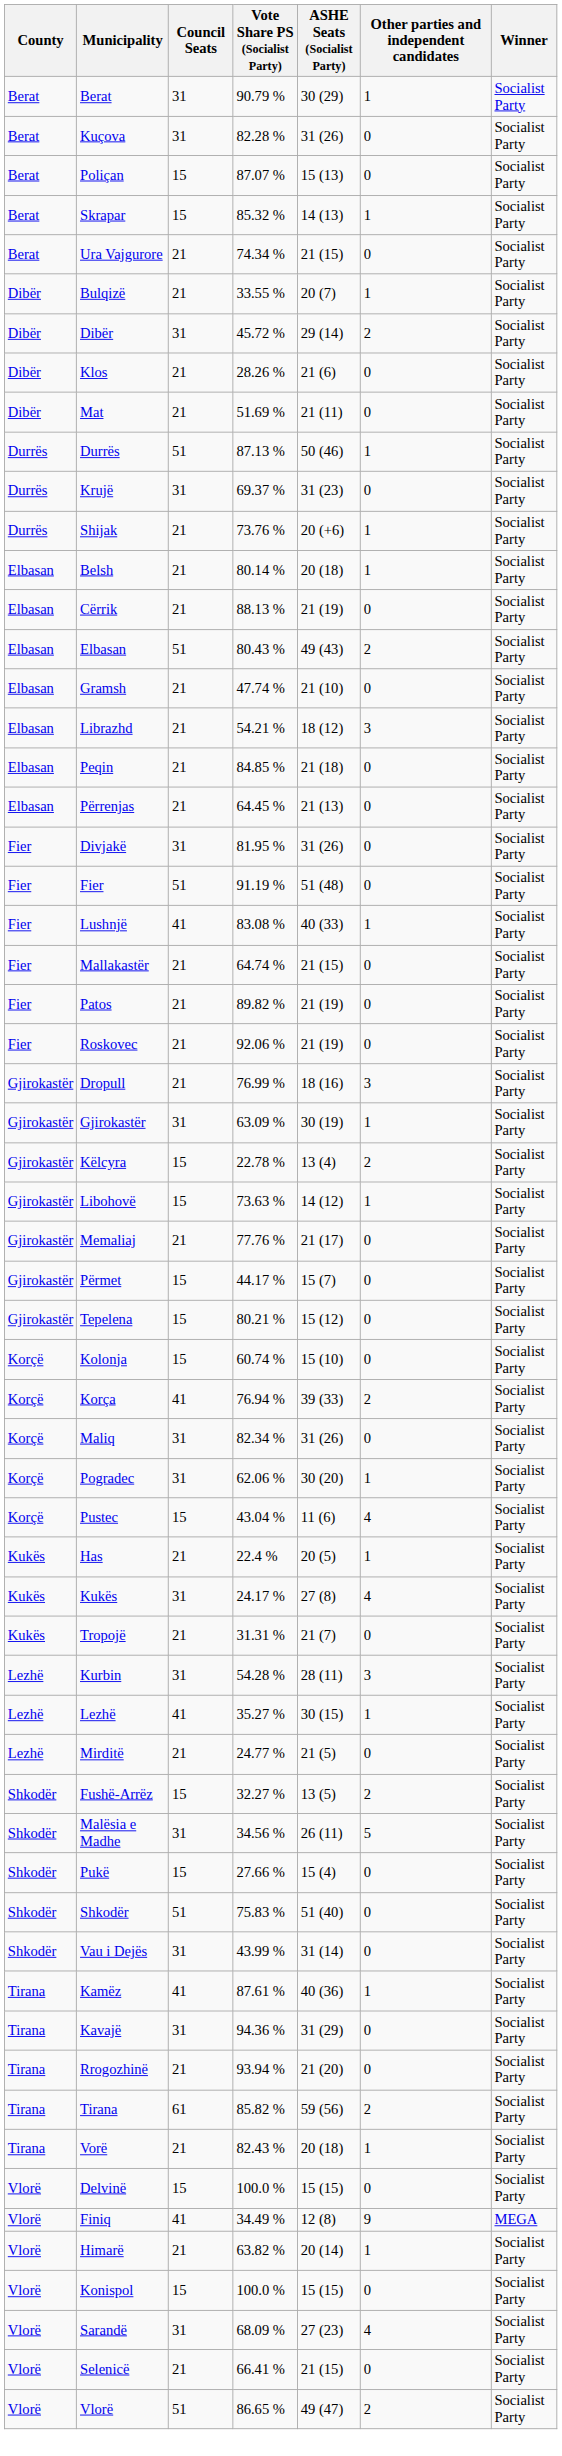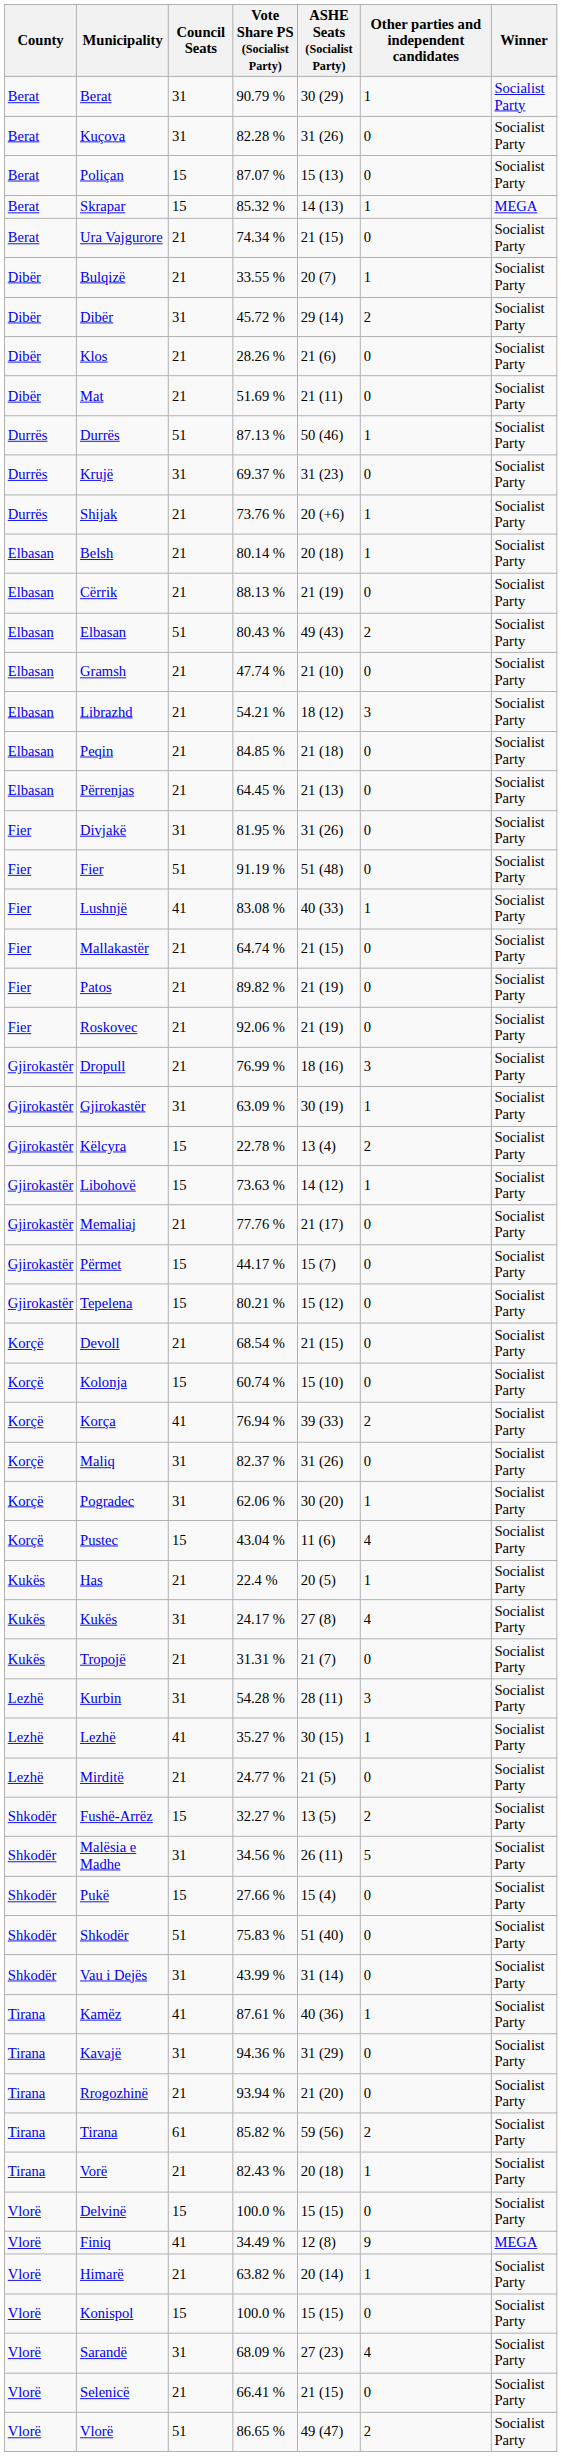(520, 214) Socialist Party -> (516, 206) MEGA
+ row: (100, 1343)
(261, 1438) 82.34 % -> (261, 1461) 82.37 %
